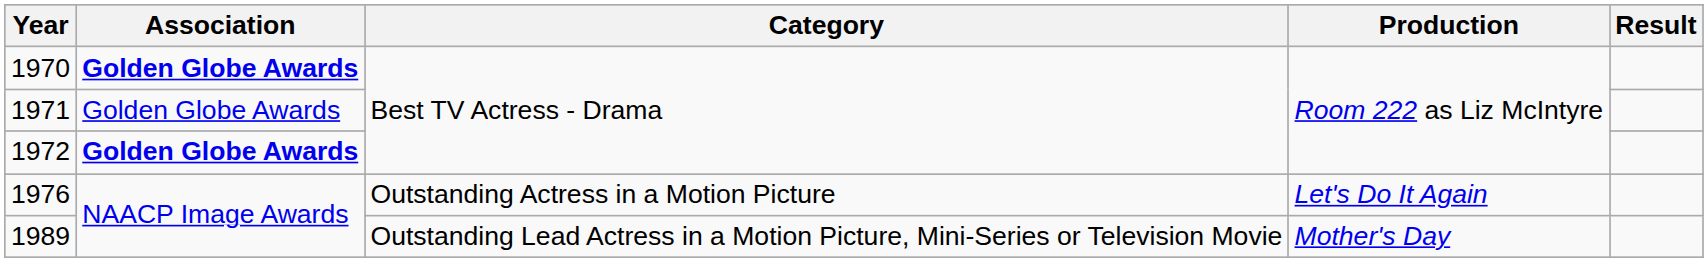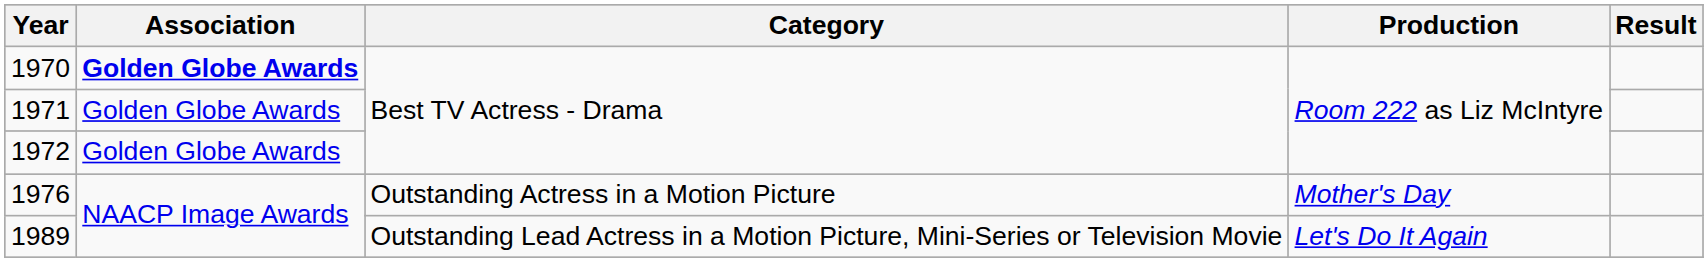(220, 151) bold -> (211, 151) normal
(1391, 194) Let's Do It Again -> (1372, 194) Mother's Day
(1372, 236) Mother's Day -> (1391, 236) Let's Do It Again
